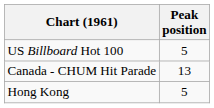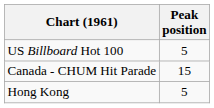(184, 71) 13 -> (184, 71) 15
